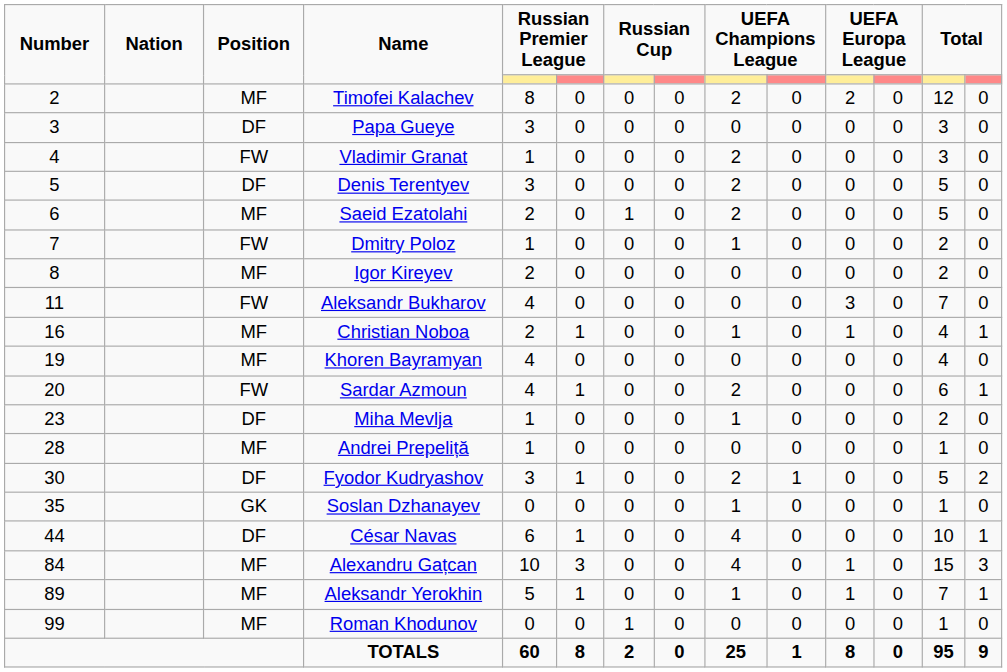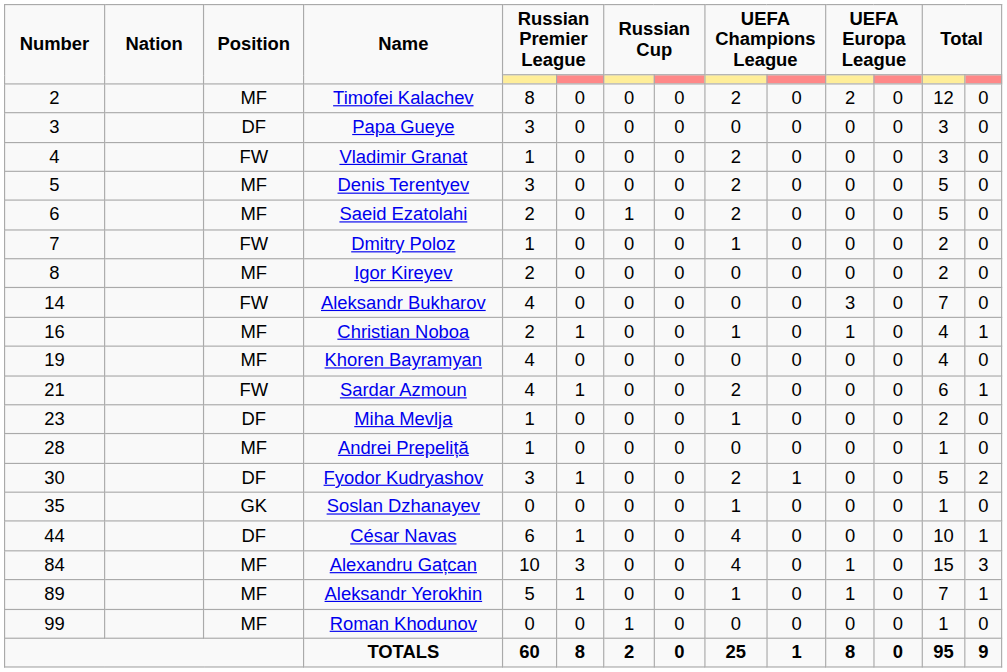(254, 185) DF -> (254, 185) MF
(54, 302) 11 -> (54, 302) 14
(54, 389) 20 -> (54, 389) 21
